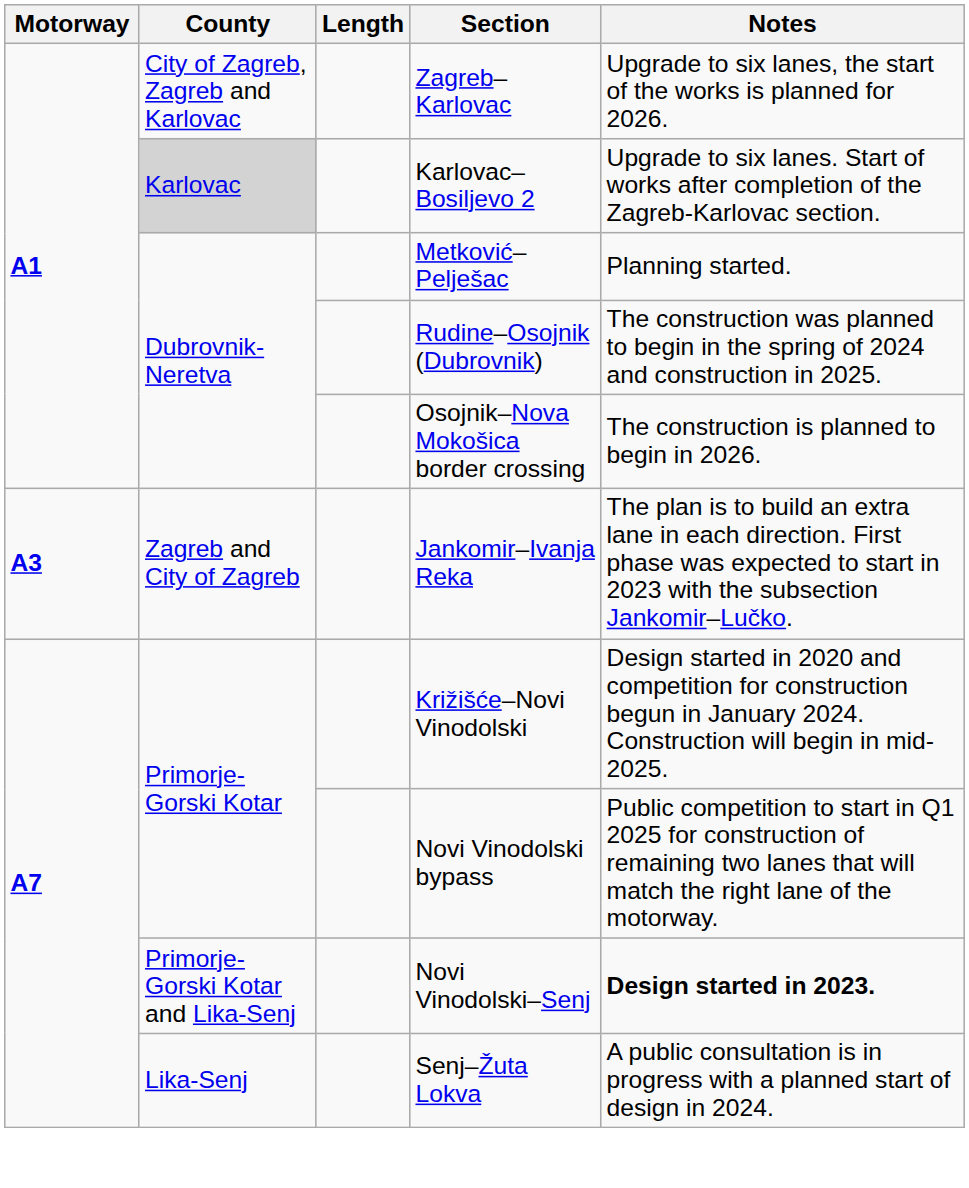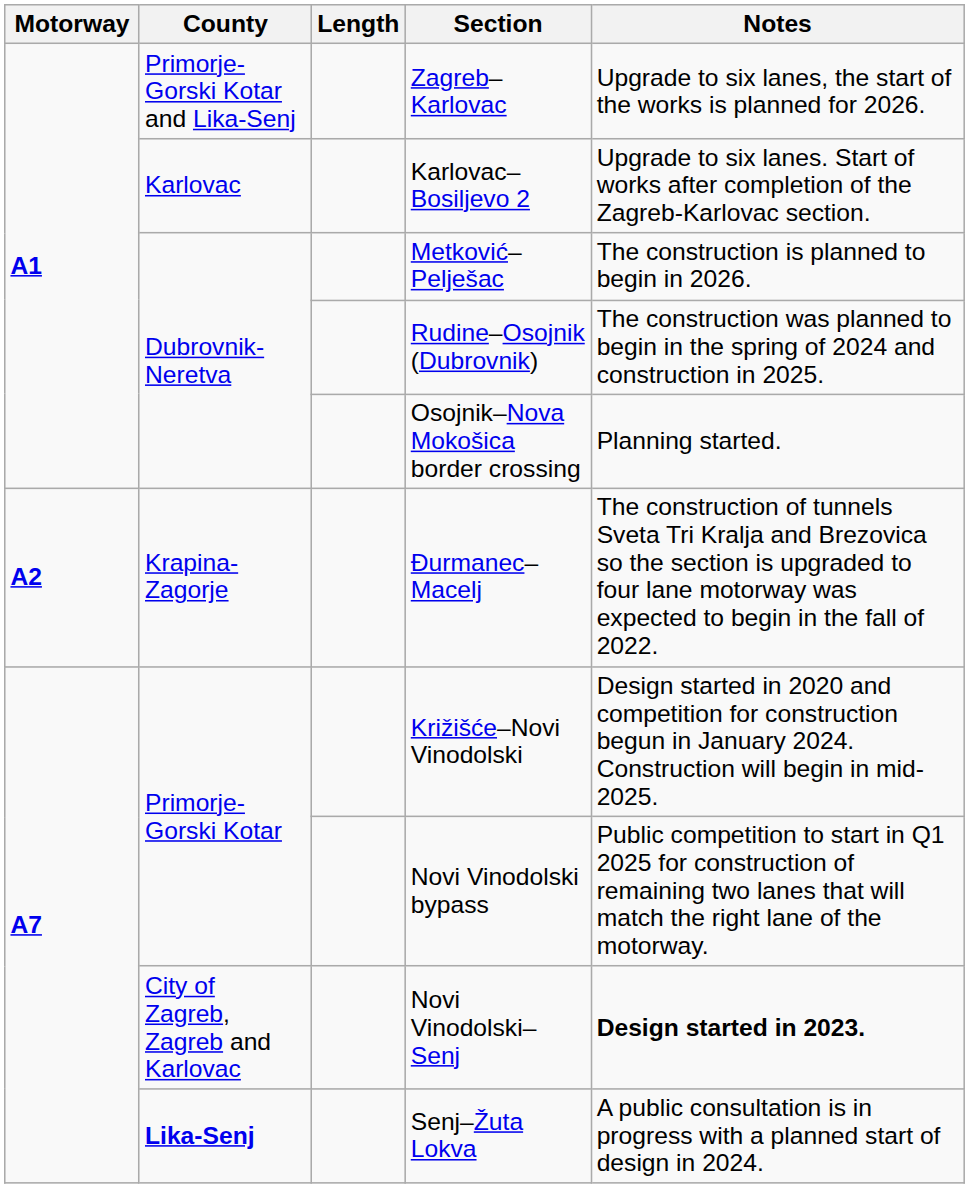(226, 90) City of Zagreb, Zagreb and Karlovac -> (220, 90) Primorje-Gorski Kotar and Lika-Senj
(193, 185) lightgrey background -> (193, 185) no background
(699, 266) Planning started. -> (761, 266) The construction is planned to begin in 2026.
(771, 441) The construction is planned to begin in 2026. -> (689, 441) Planning started.
+ row: (474, 577)
- row: (505, 563)
(220, 985) Primorje-Gorski Kotar and Lika-Senj -> (208, 1027) City of Zagreb, Zagreb and Karlovac
(196, 1080) normal -> (200, 1135) bold
